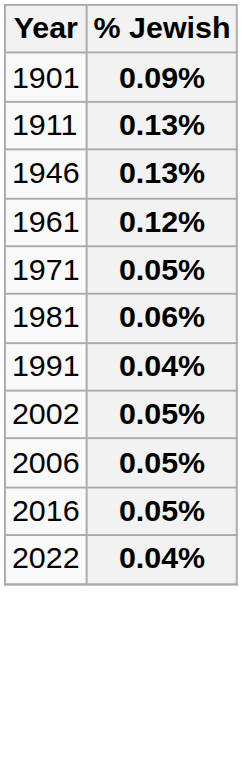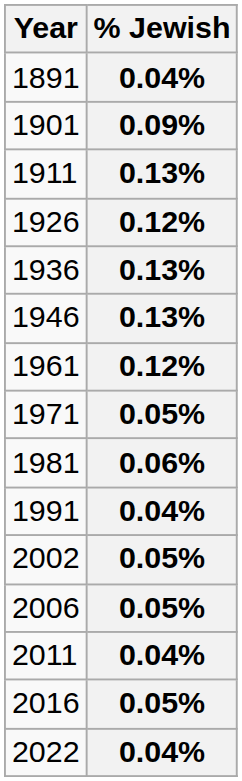+ row: (46, 76)
+ row: (46, 221)
+ row: (46, 269)
+ row: (45, 655)
